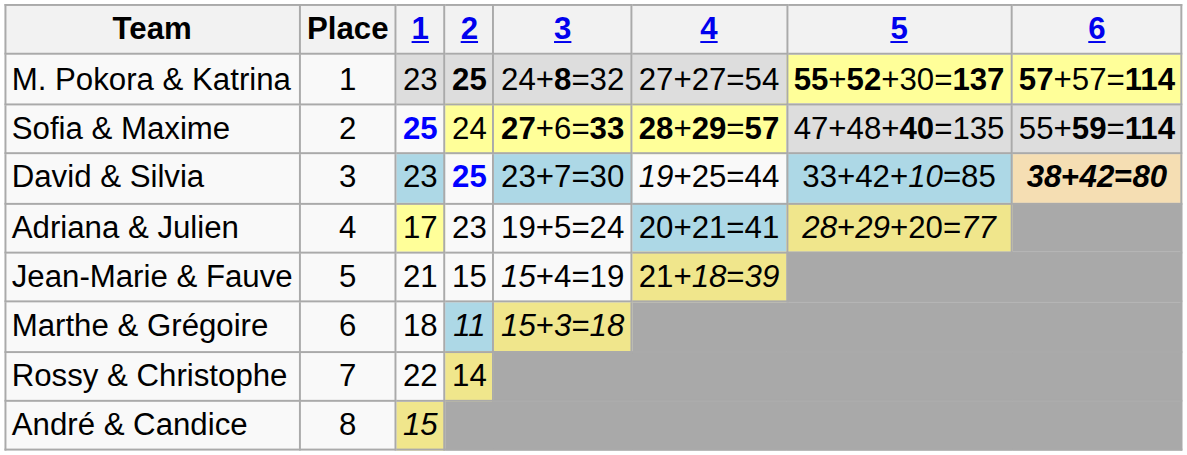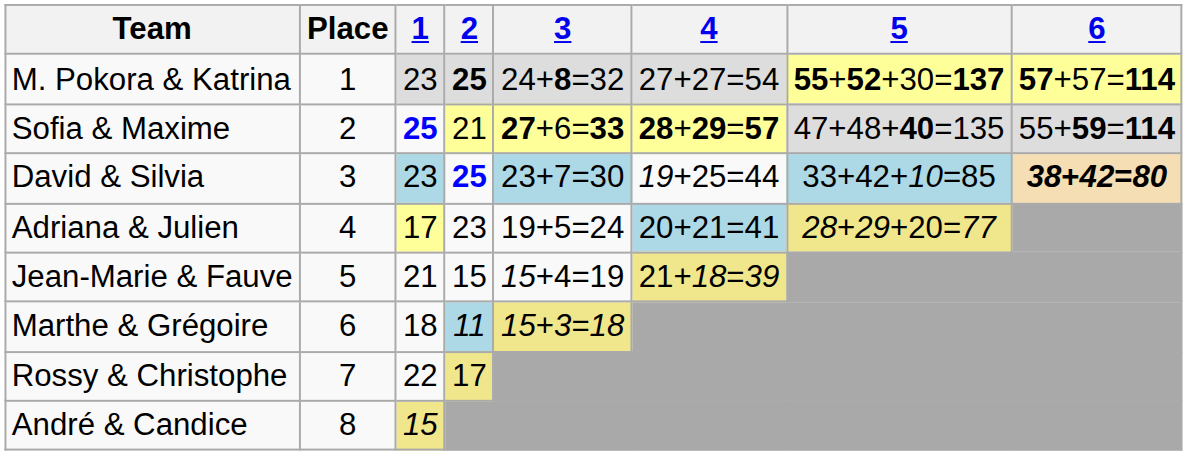(469, 128) 24 -> (469, 128) 21
(469, 375) 14 -> (469, 375) 17
